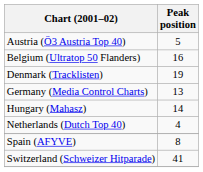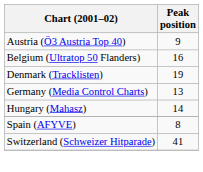(178, 41) 5 -> (178, 41) 9
- row: (66, 125)
